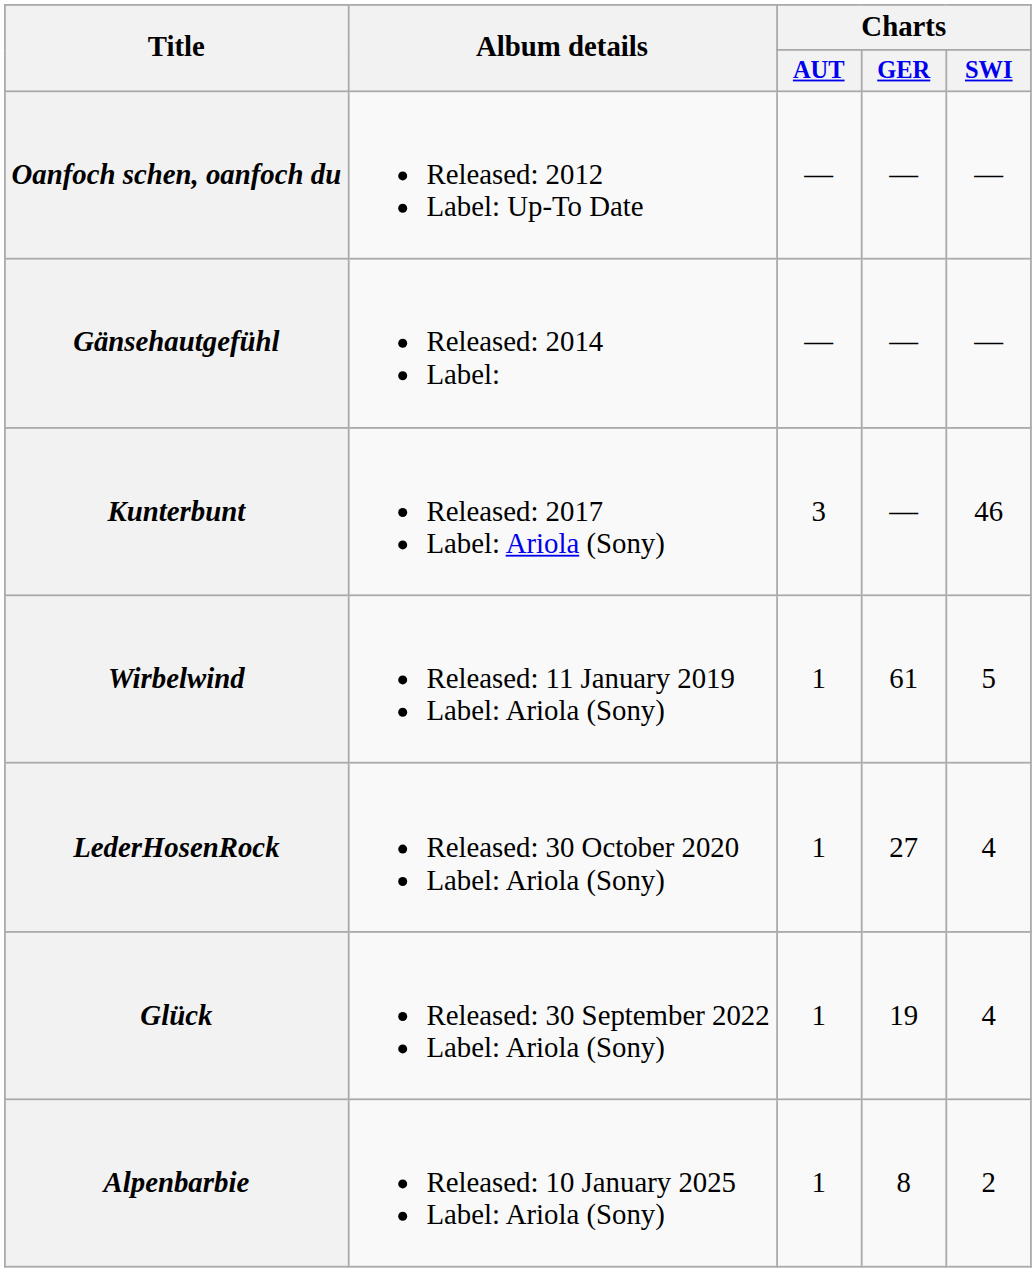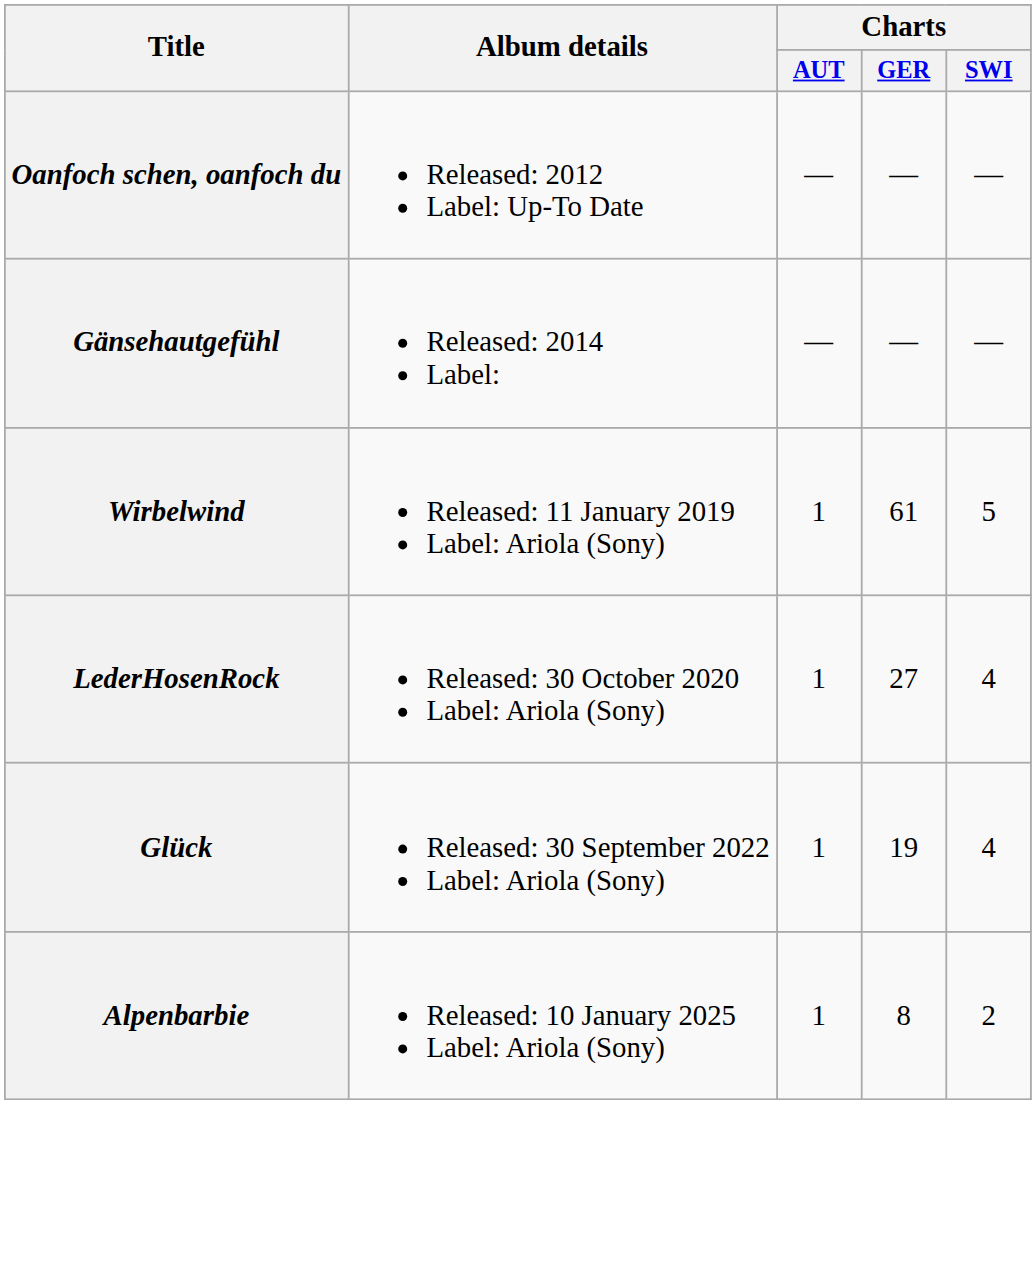- row: (176, 510)
